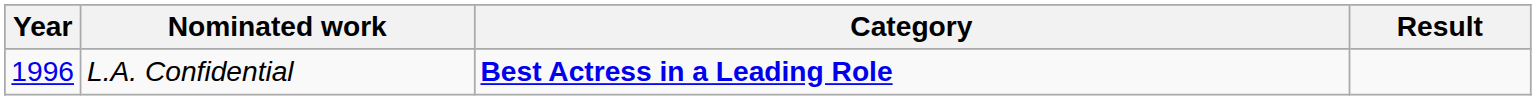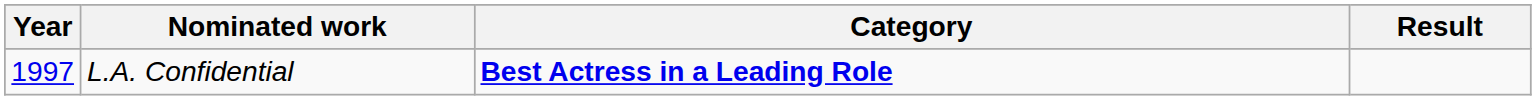(43, 71) 1996 -> (43, 71) 1997
